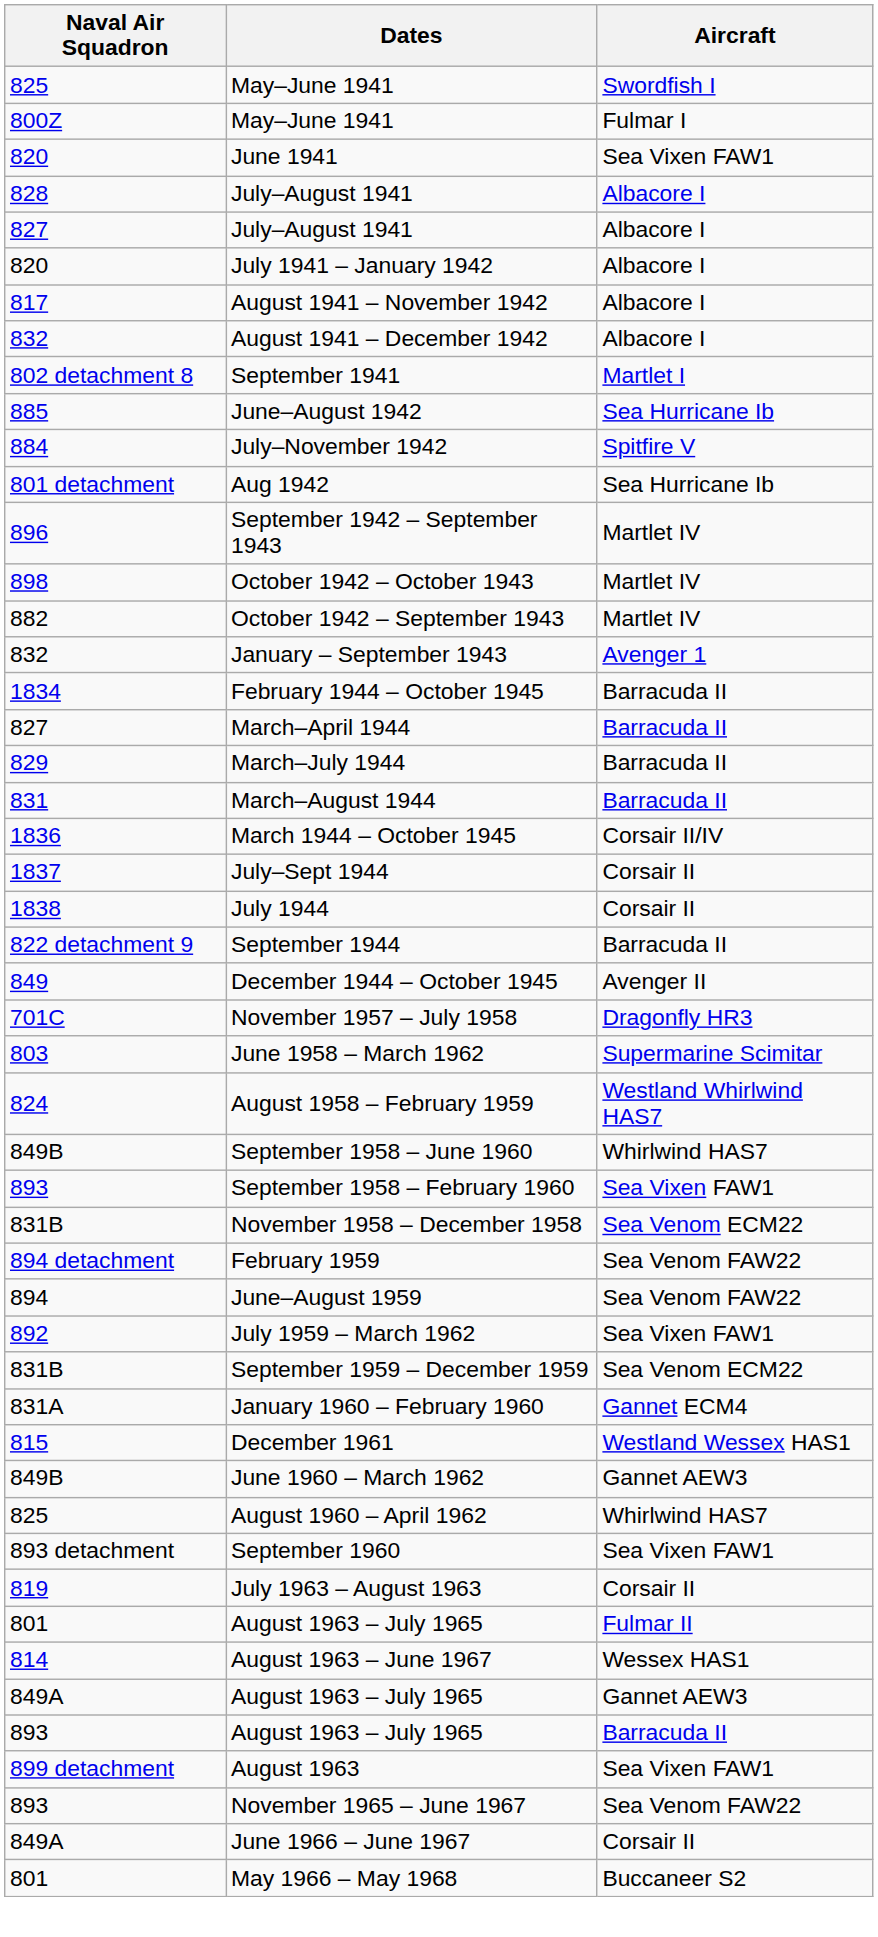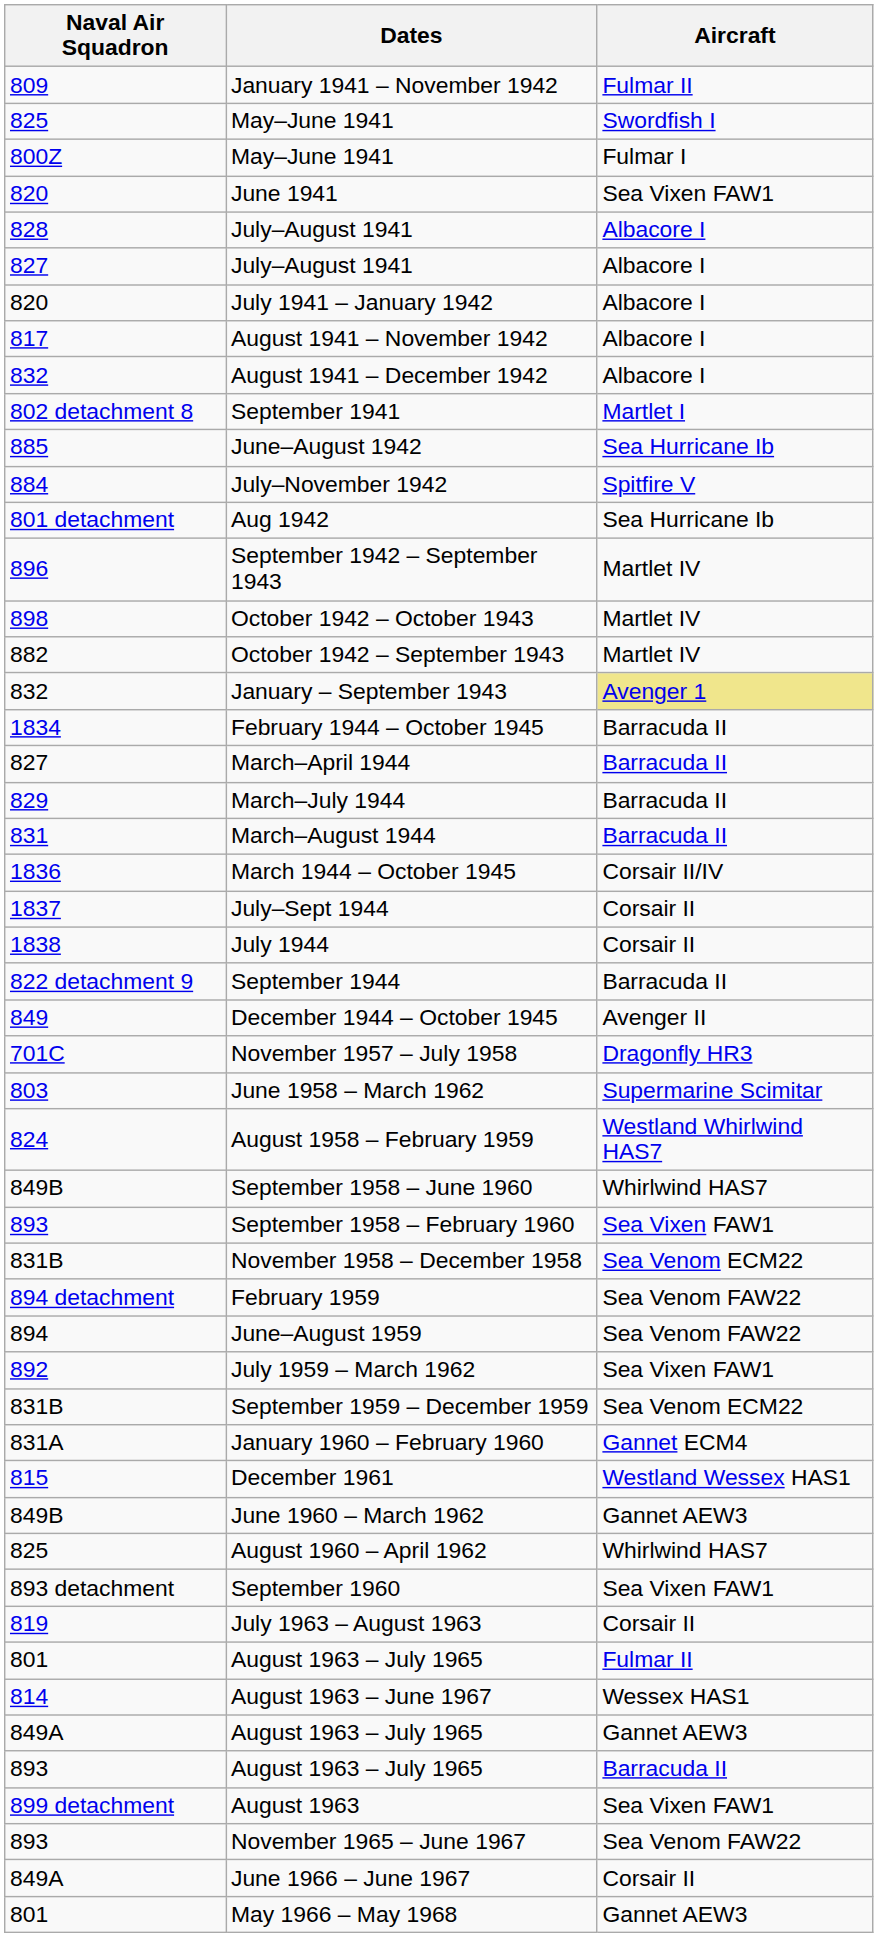+ row: (29, 84)
(654, 654) no background -> (654, 690) khaki background
(674, 1877) Buccaneer S2 -> (675, 1914) Gannet AEW3
